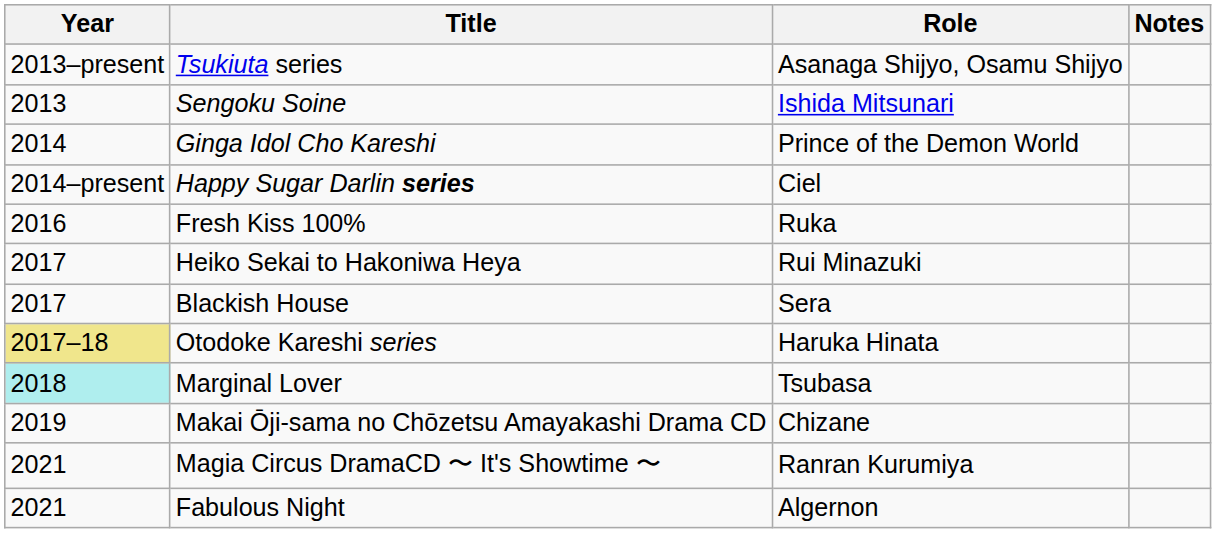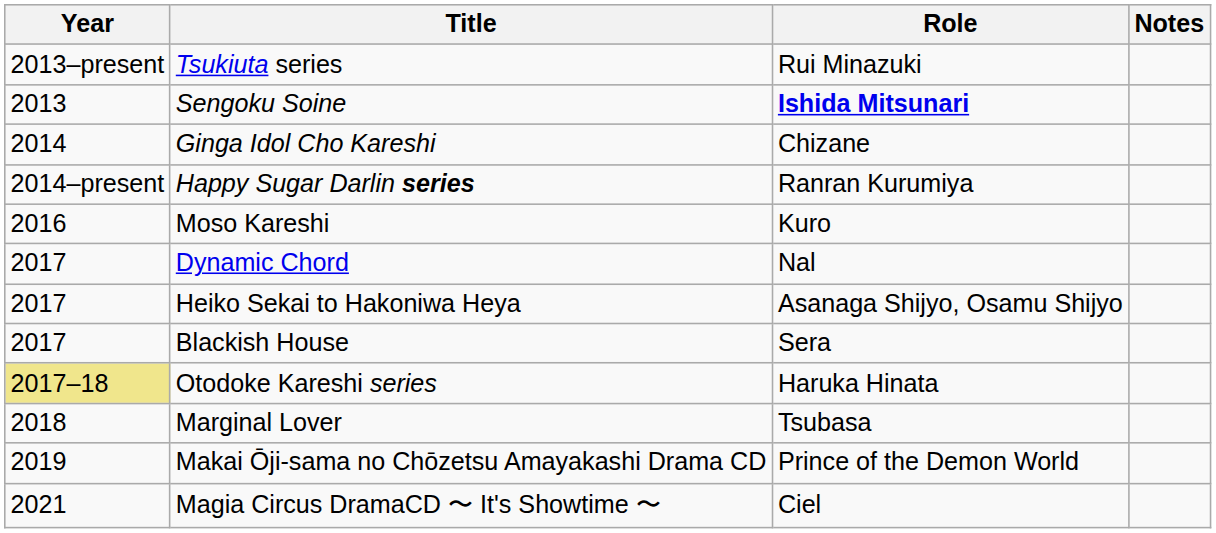(950, 64) Asanaga Shijyo, Osamu Shijyo -> (850, 64) Rui Minazuki
(866, 104) normal -> (874, 104) bold
(928, 143) Prince of the Demon World -> (824, 143) Chizane
(800, 183) Ciel -> (876, 183) Ranran Kurumiya
- row: (271, 223)
+ row: (253, 223)
+ row: (262, 263)
(850, 263) Rui Minazuki -> (950, 303) Asanaga Shijyo, Osamu Shijyo
(39, 382) paleturquoise background -> (39, 422) no background
(824, 422) Chizane -> (928, 462) Prince of the Demon World
(876, 465) Ranran Kurumiya -> (800, 504) Ciel
- row: (260, 507)
